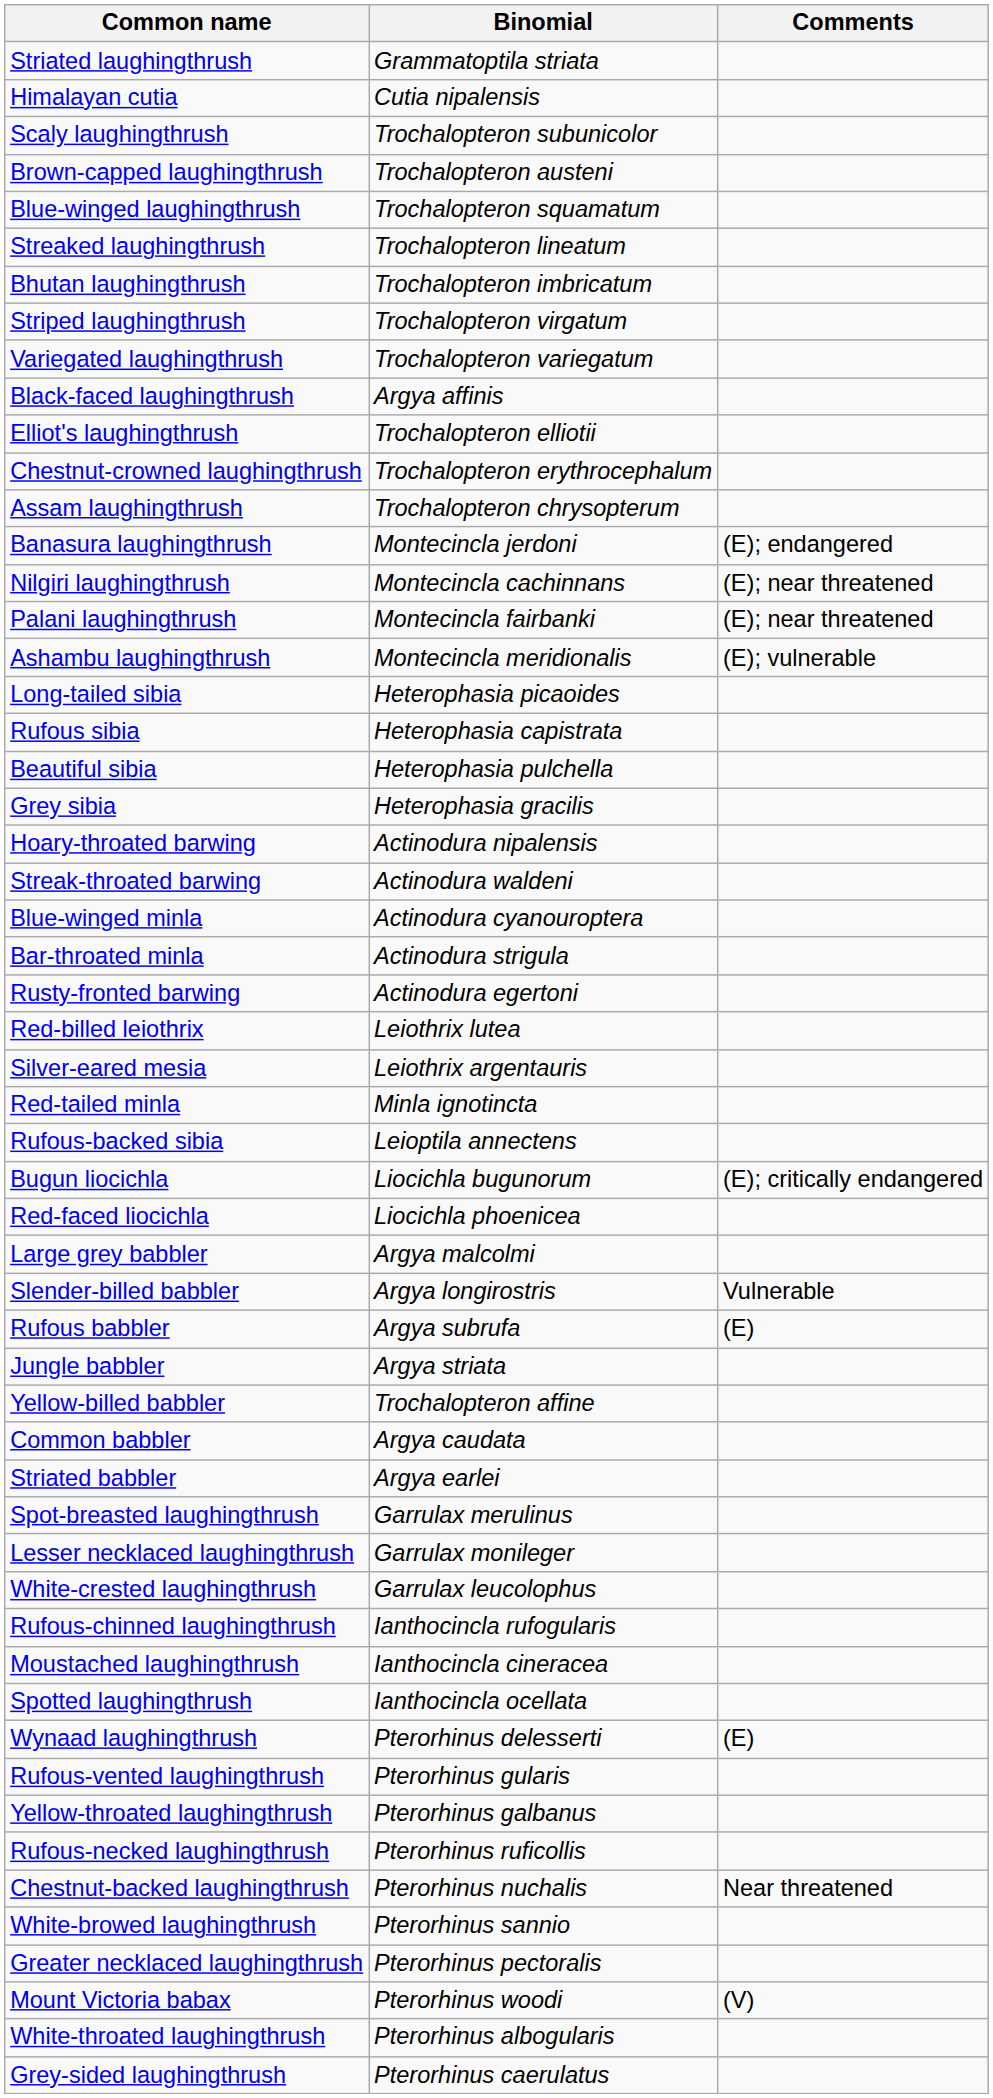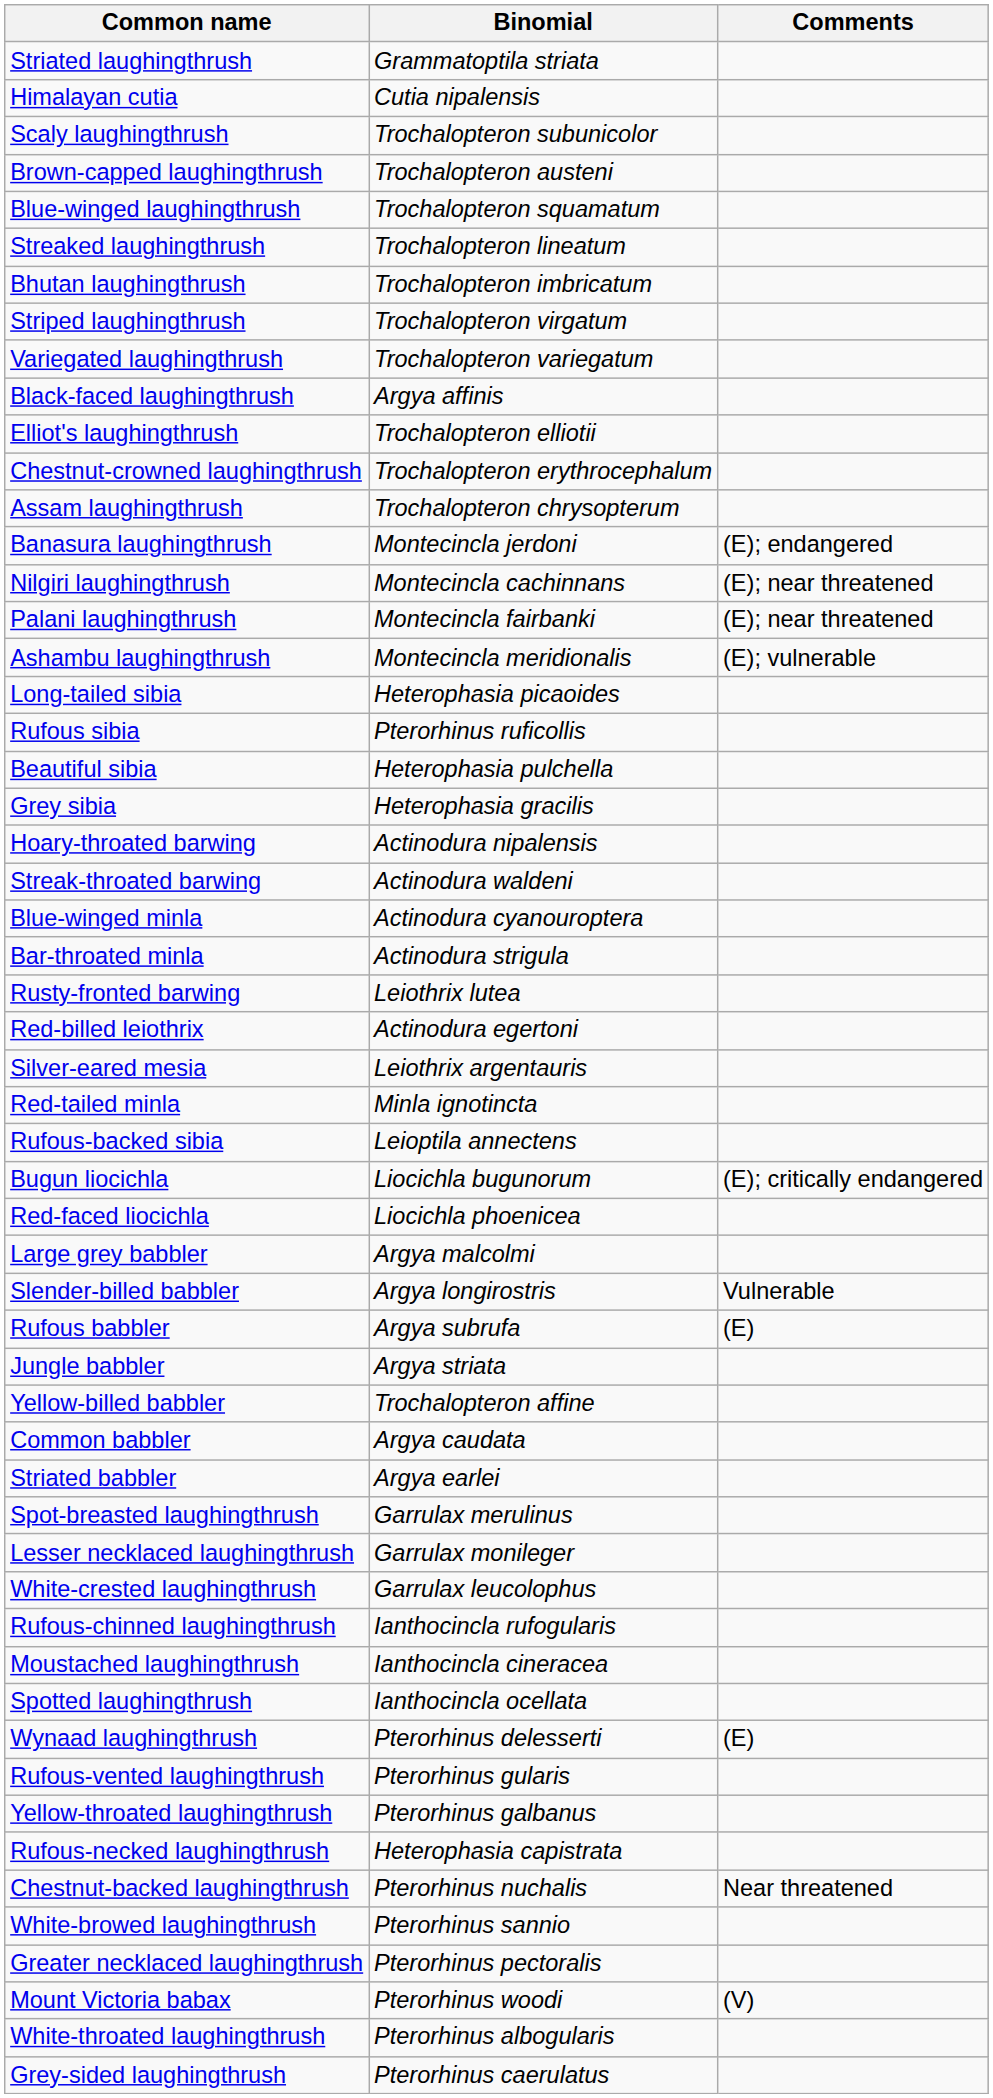(498, 731) Heterophasia capistrata -> (480, 731) Pterorhinus ruficollis
(476, 992) Actinodura egertoni -> (447, 992) Leiothrix lutea
(447, 1030) Leiothrix lutea -> (476, 1030) Actinodura egertoni
(480, 1850) Pterorhinus ruficollis -> (498, 1850) Heterophasia capistrata
